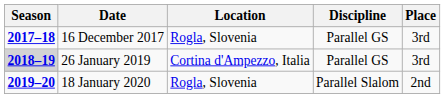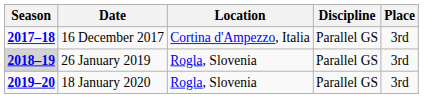(213, 38) Rogla, Slovenia -> (240, 38) Cortina d'Ampezzo, Italia
(240, 60) Cortina d'Ampezzo, Italia -> (213, 60) Rogla, Slovenia
(358, 82) Parallel Slalom -> (347, 82) Parallel GS
(421, 82) 2nd -> (400, 82) 3rd
